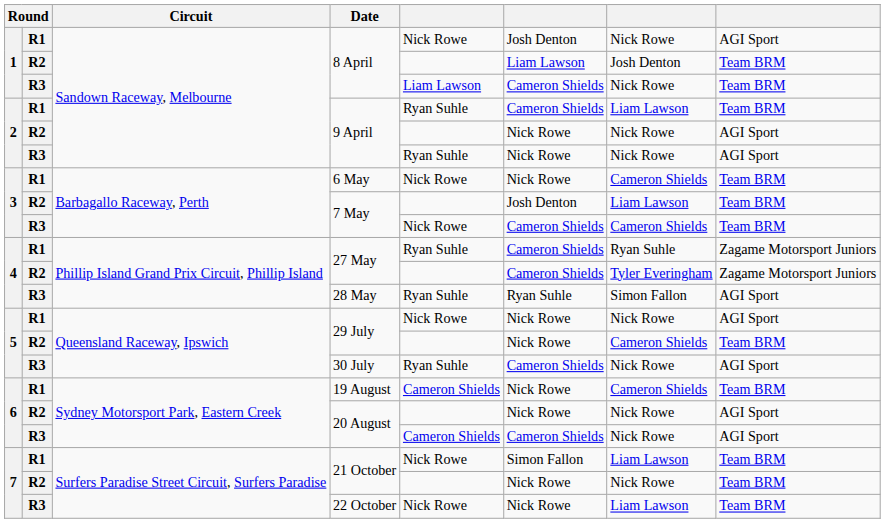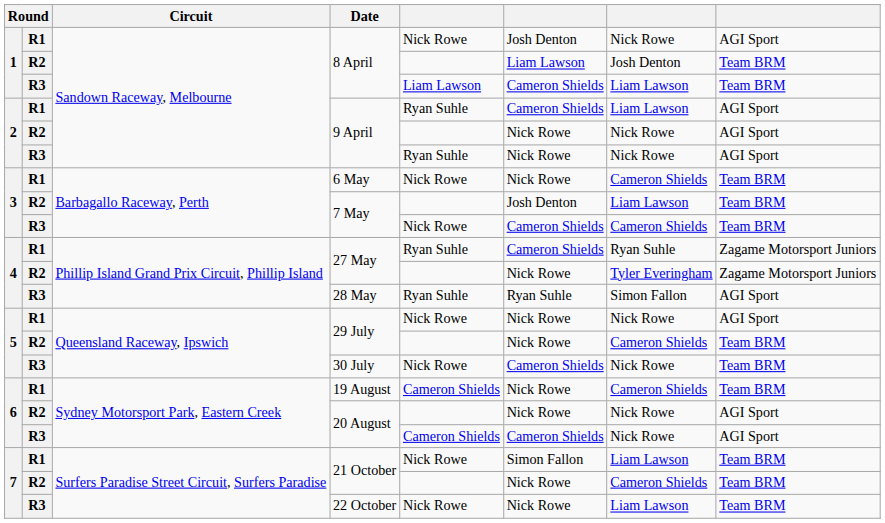(642, 85) Nick Rowe -> (649, 85) Liam Lawson
(752, 109) Team BRM -> (749, 109) AGI Sport
(555, 272) Cameron Shields -> (539, 272) Nick Rowe
(435, 365) Ryan Suhle -> (435, 365) Nick Rowe
(749, 365) AGI Sport -> (752, 365) Team BRM
(642, 482) Nick Rowe -> (659, 482) Cameron Shields
